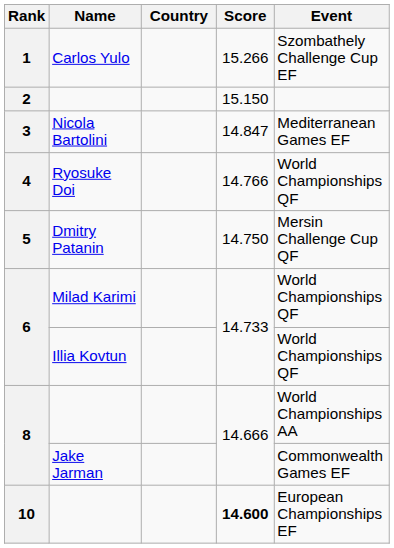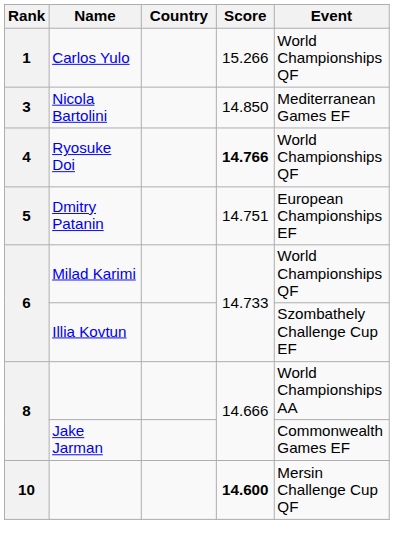(328, 57) Szombathely Challenge Cup EF -> (330, 57) World Championships QF
- row: (27, 98)
(245, 131) 14.847 -> (245, 107) 14.850
(245, 181) normal -> (245, 157) bold
(245, 239) 14.750 -> (245, 215) 14.751
(328, 239) Mersin Challenge Cup QF -> (330, 215) European Championships EF
(330, 356) World Championships QF -> (328, 332) Szombathely Challenge Cup EF
(330, 514) European Championships EF -> (328, 490) Mersin Challenge Cup QF
